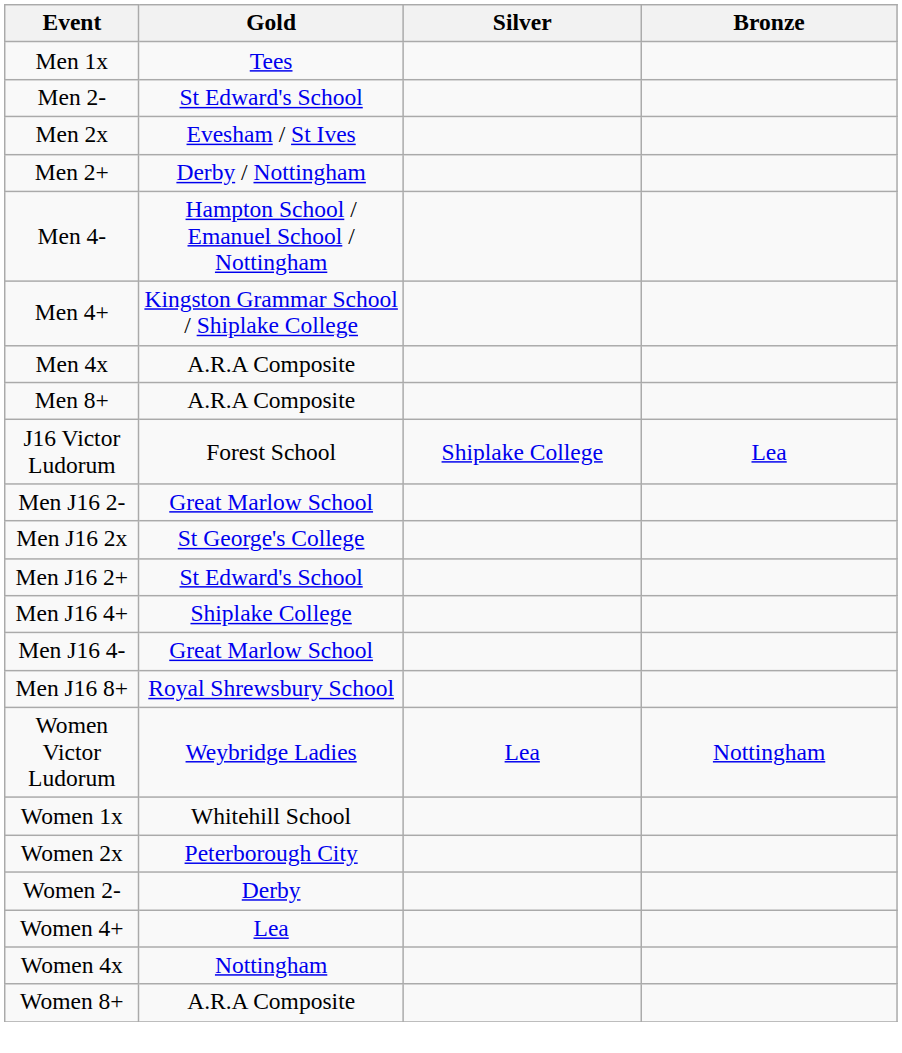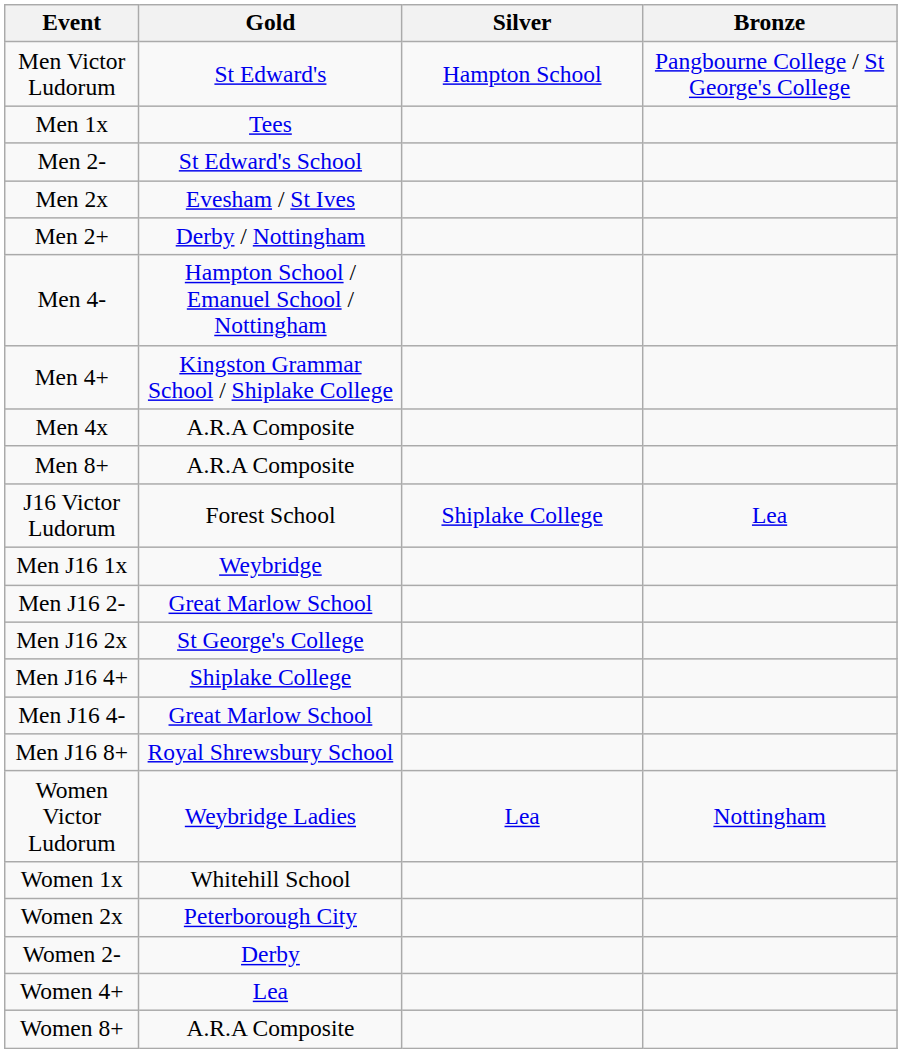+ row: (72, 73)
+ row: (72, 565)
- row: (72, 576)
- row: (72, 965)
